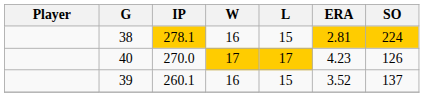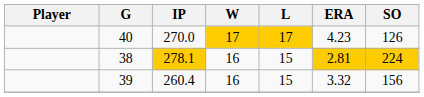rows swapped: (126, 37) <-> (126, 59)
(179, 80) 260.1 -> (179, 80) 260.4
(339, 80) 3.52 -> (339, 80) 3.32
(392, 80) 137 -> (392, 80) 156
